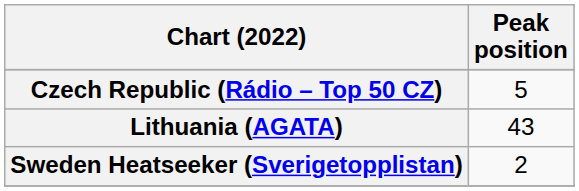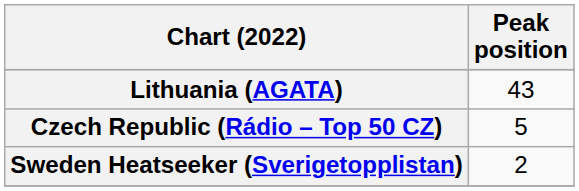rows swapped: (237, 89) <-> (237, 127)
